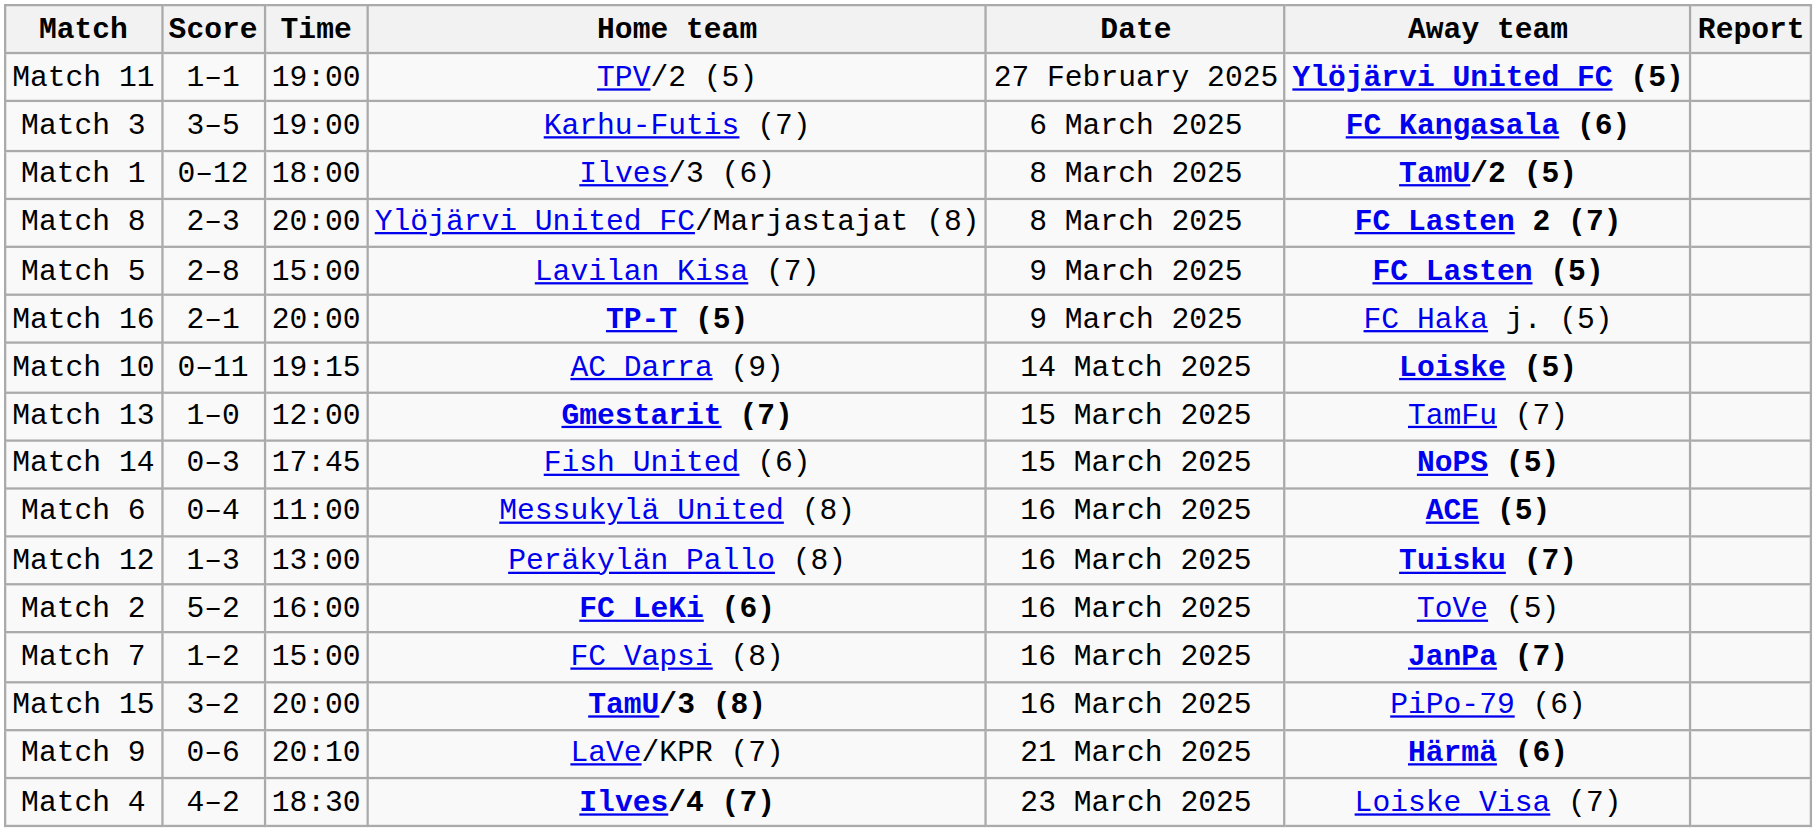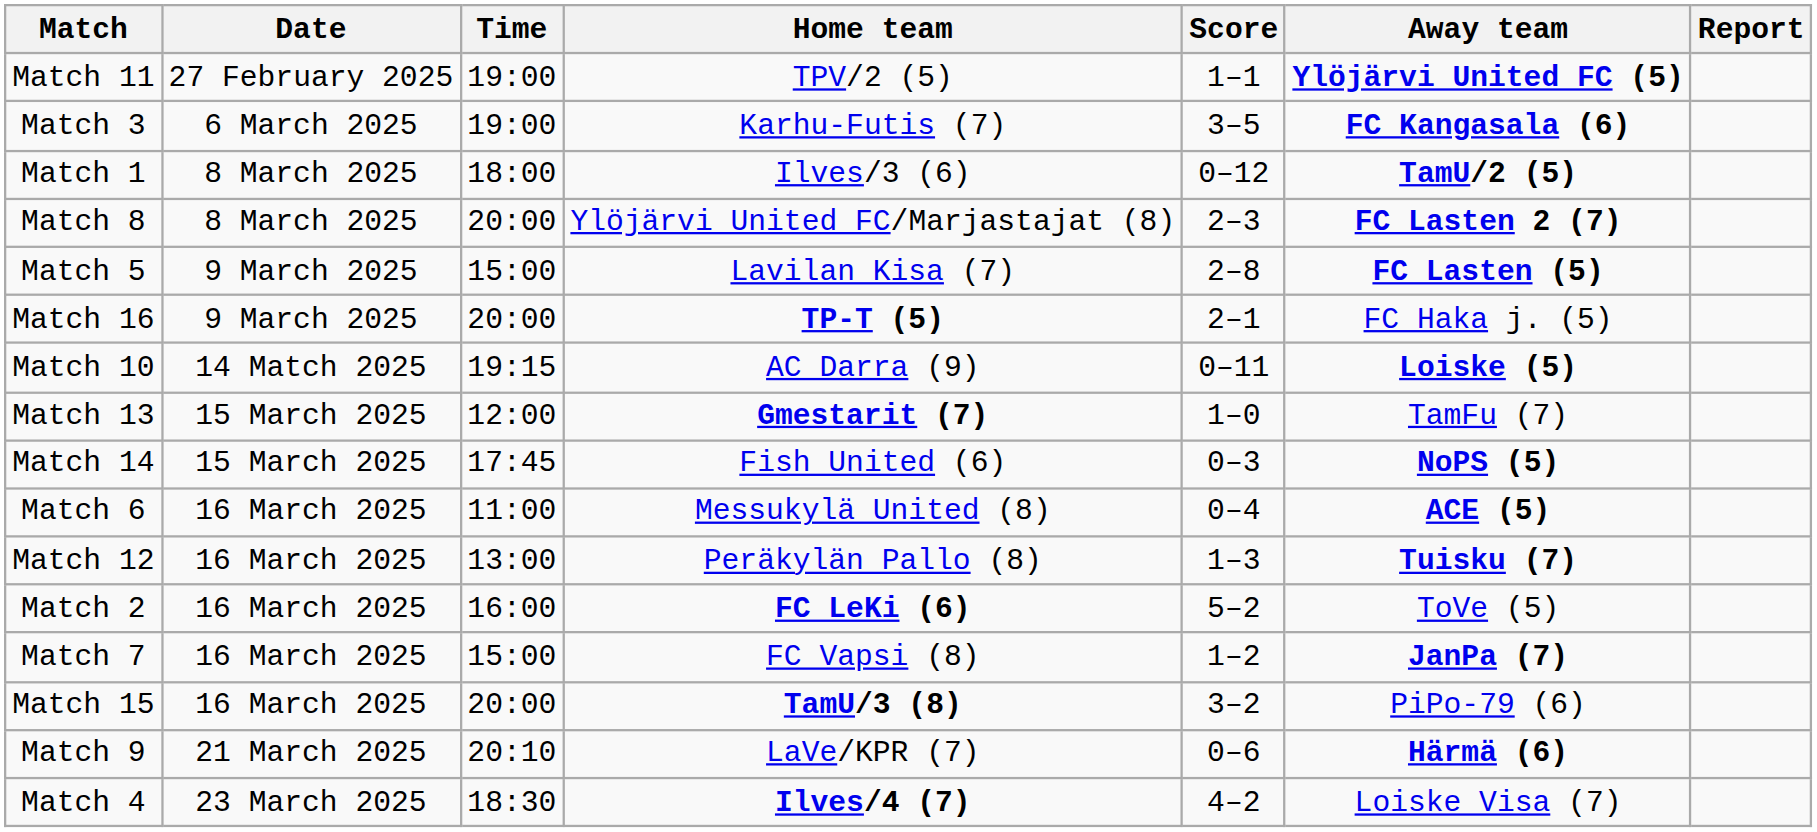columns swapped: (1136, 29) <-> (213, 29)
